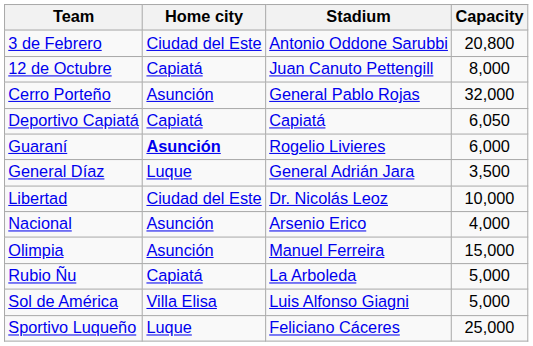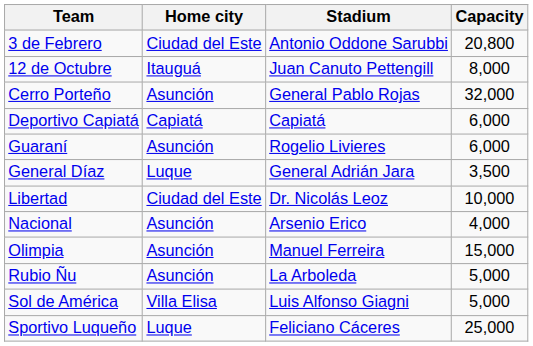(175, 69) Capiatá -> (174, 69) Itauguá
(489, 120) 6,050 -> (489, 120) 6,000
(184, 146) bold -> (180, 146) normal
(175, 276) Capiatá -> (180, 276) Asunción
